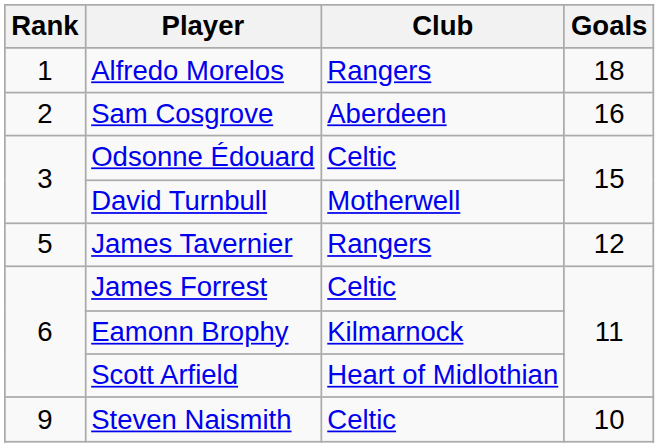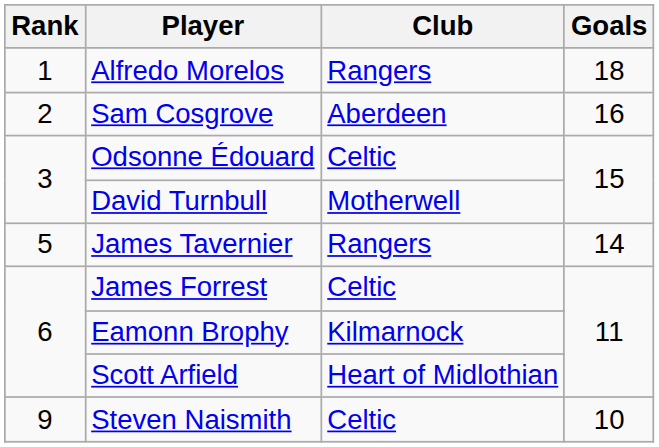(609, 244) 12 -> (609, 244) 14
